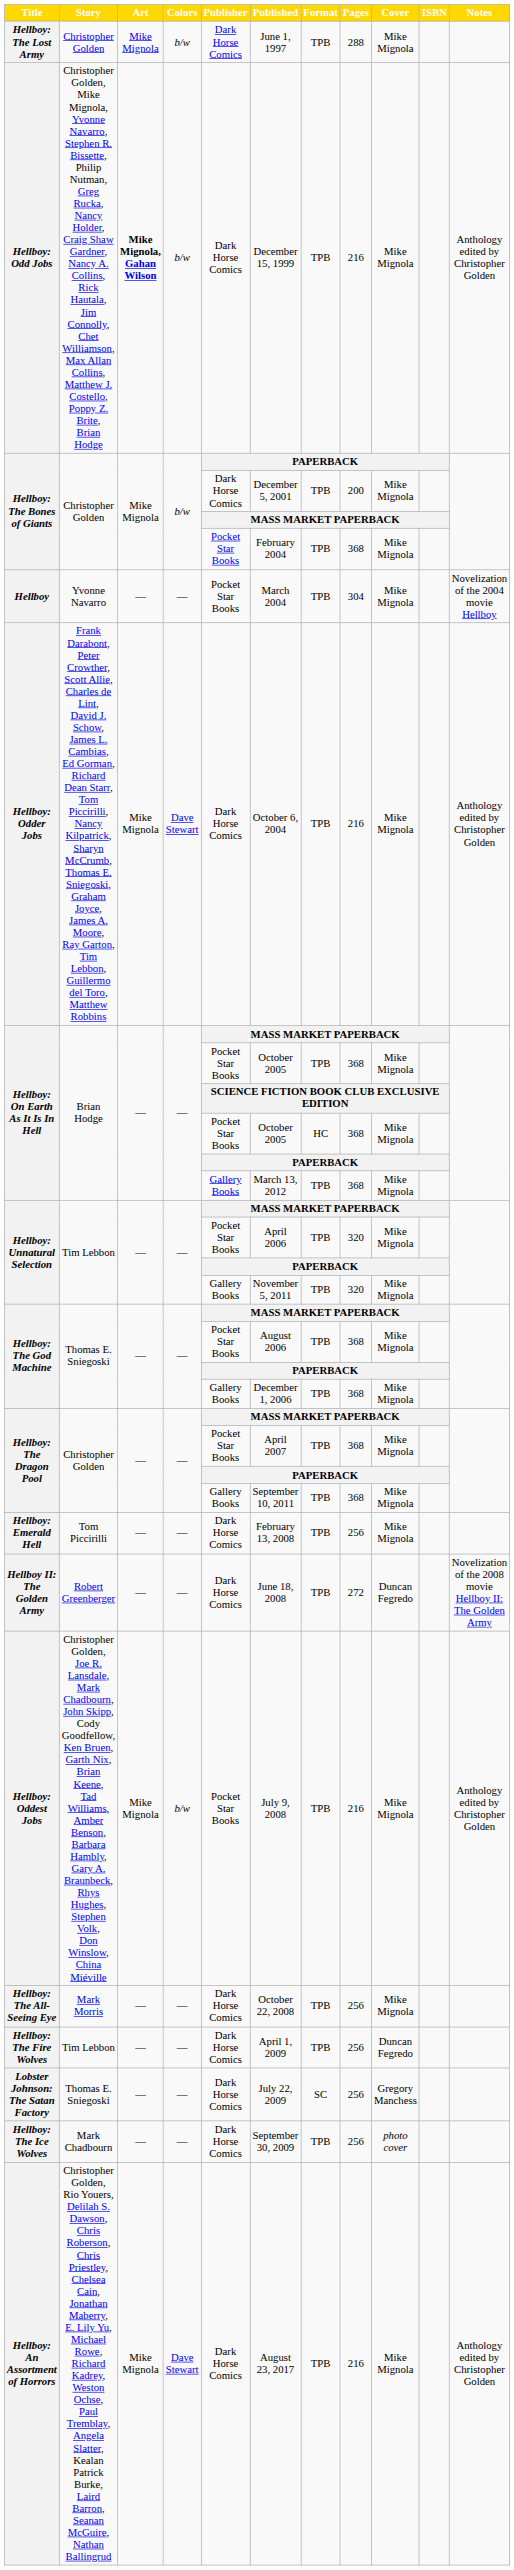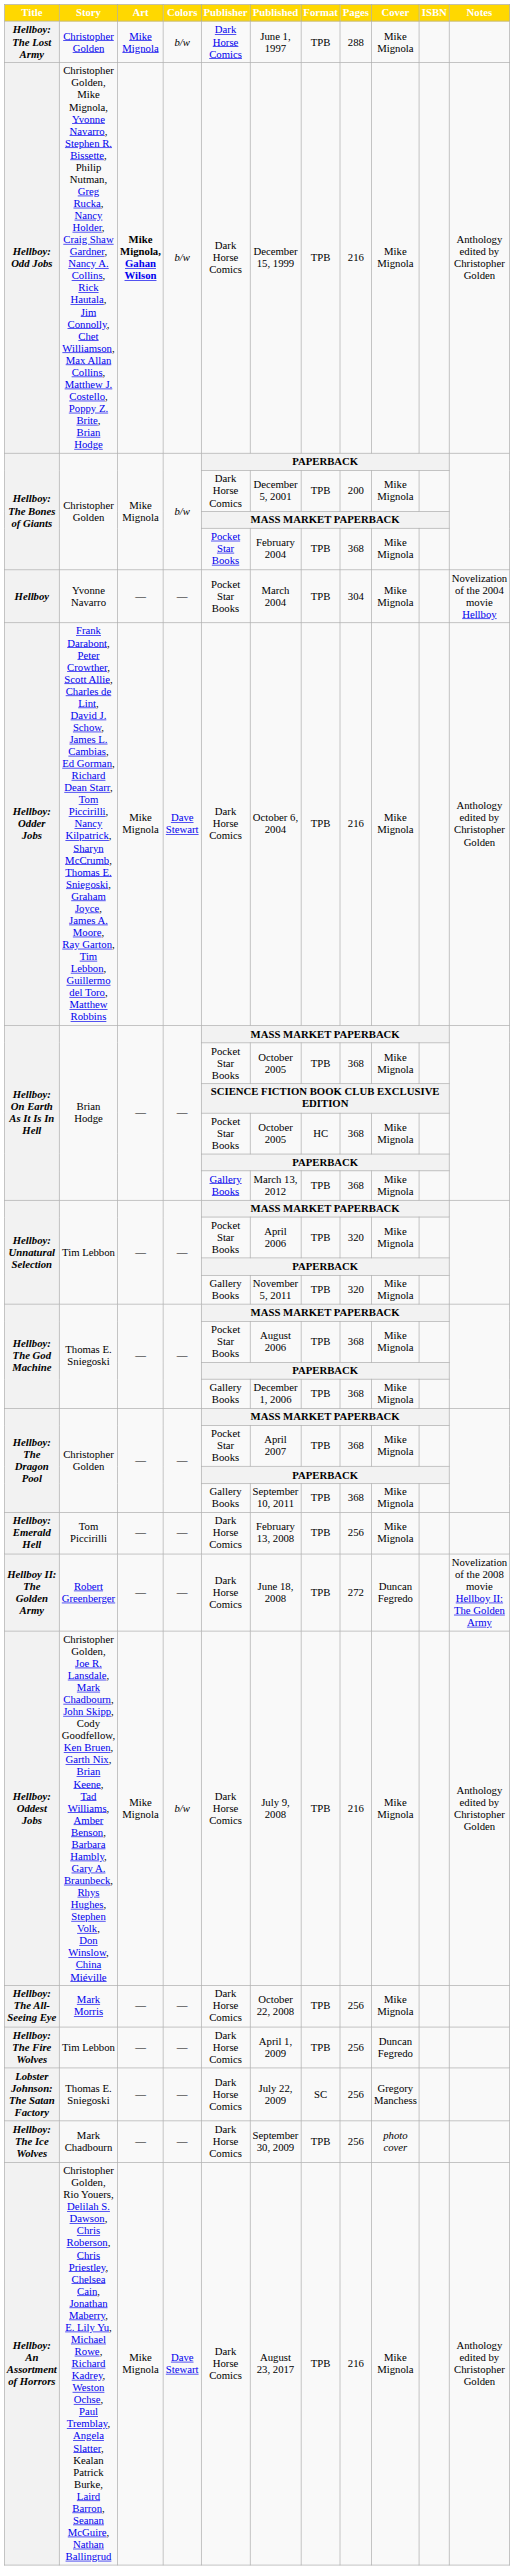(226, 1808) Pocket Star Books -> (226, 1808) Dark Horse Comics
